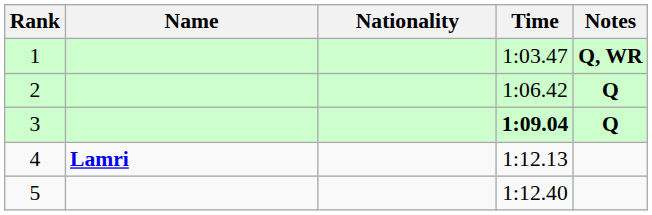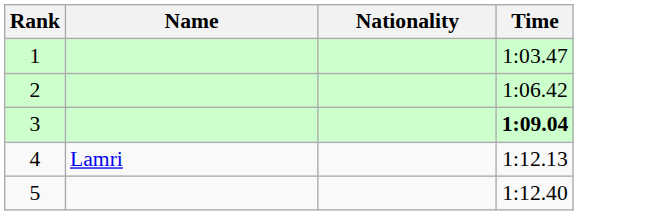- column: (610, 21)
(99, 158) bold -> (96, 158) normal
